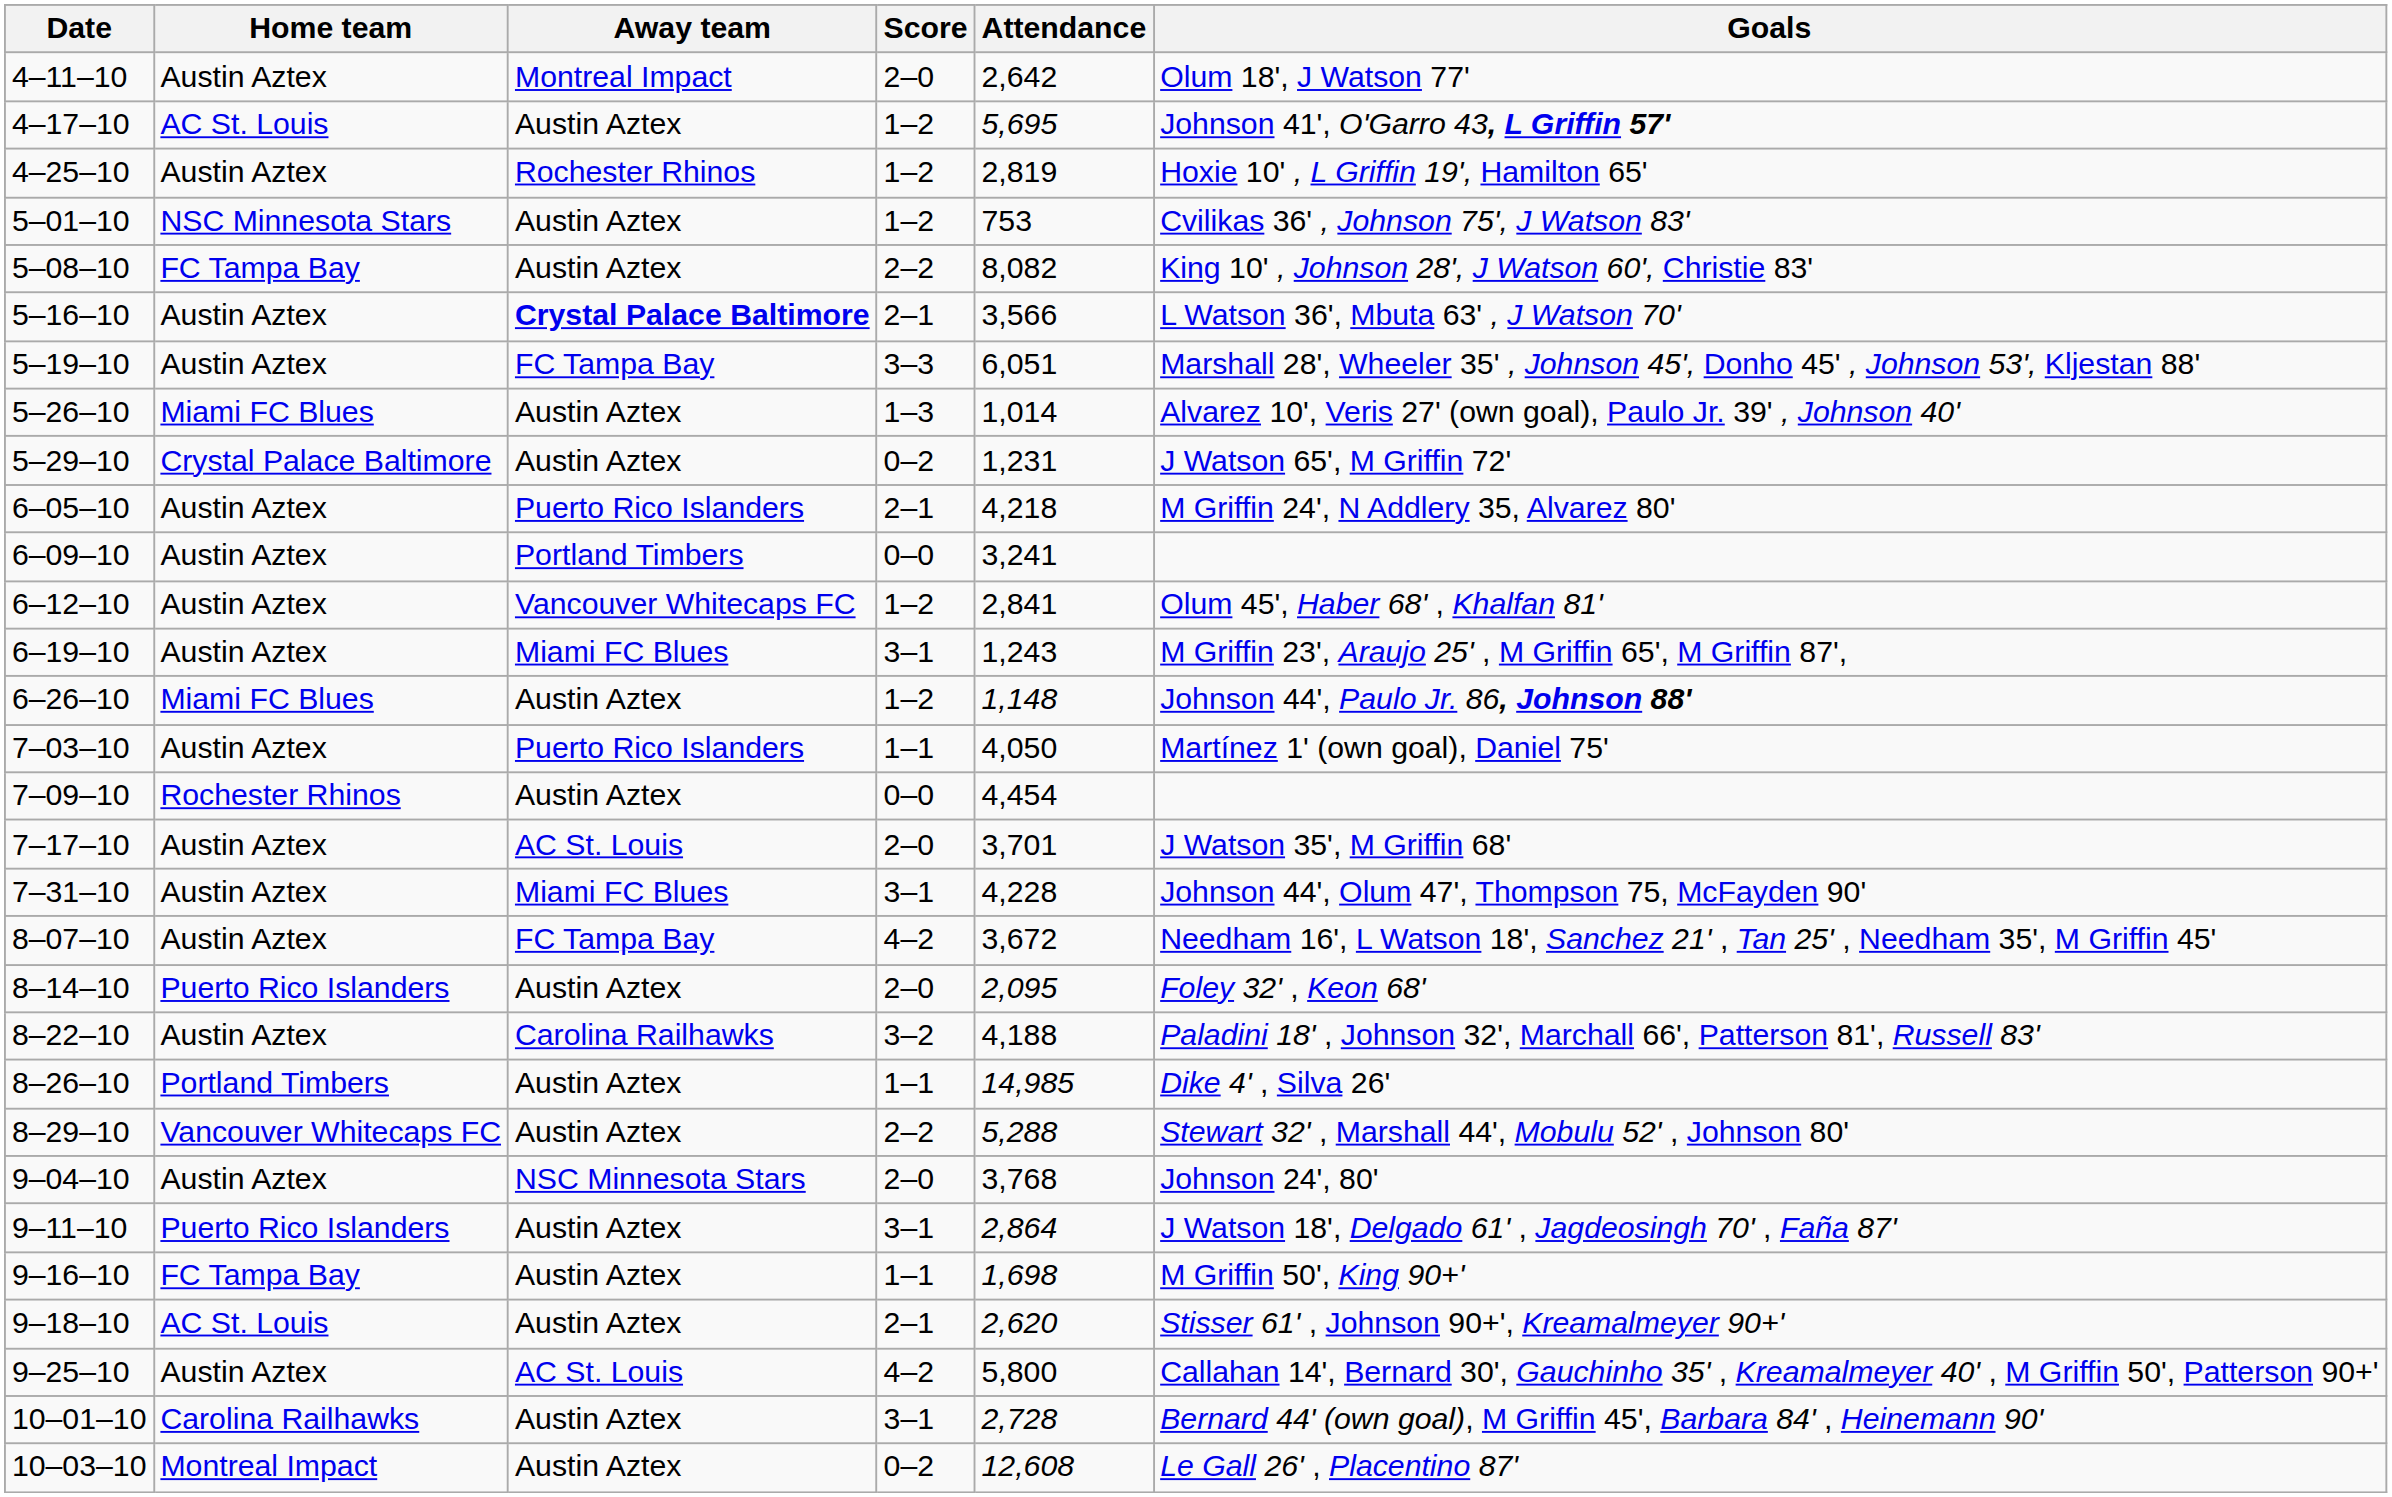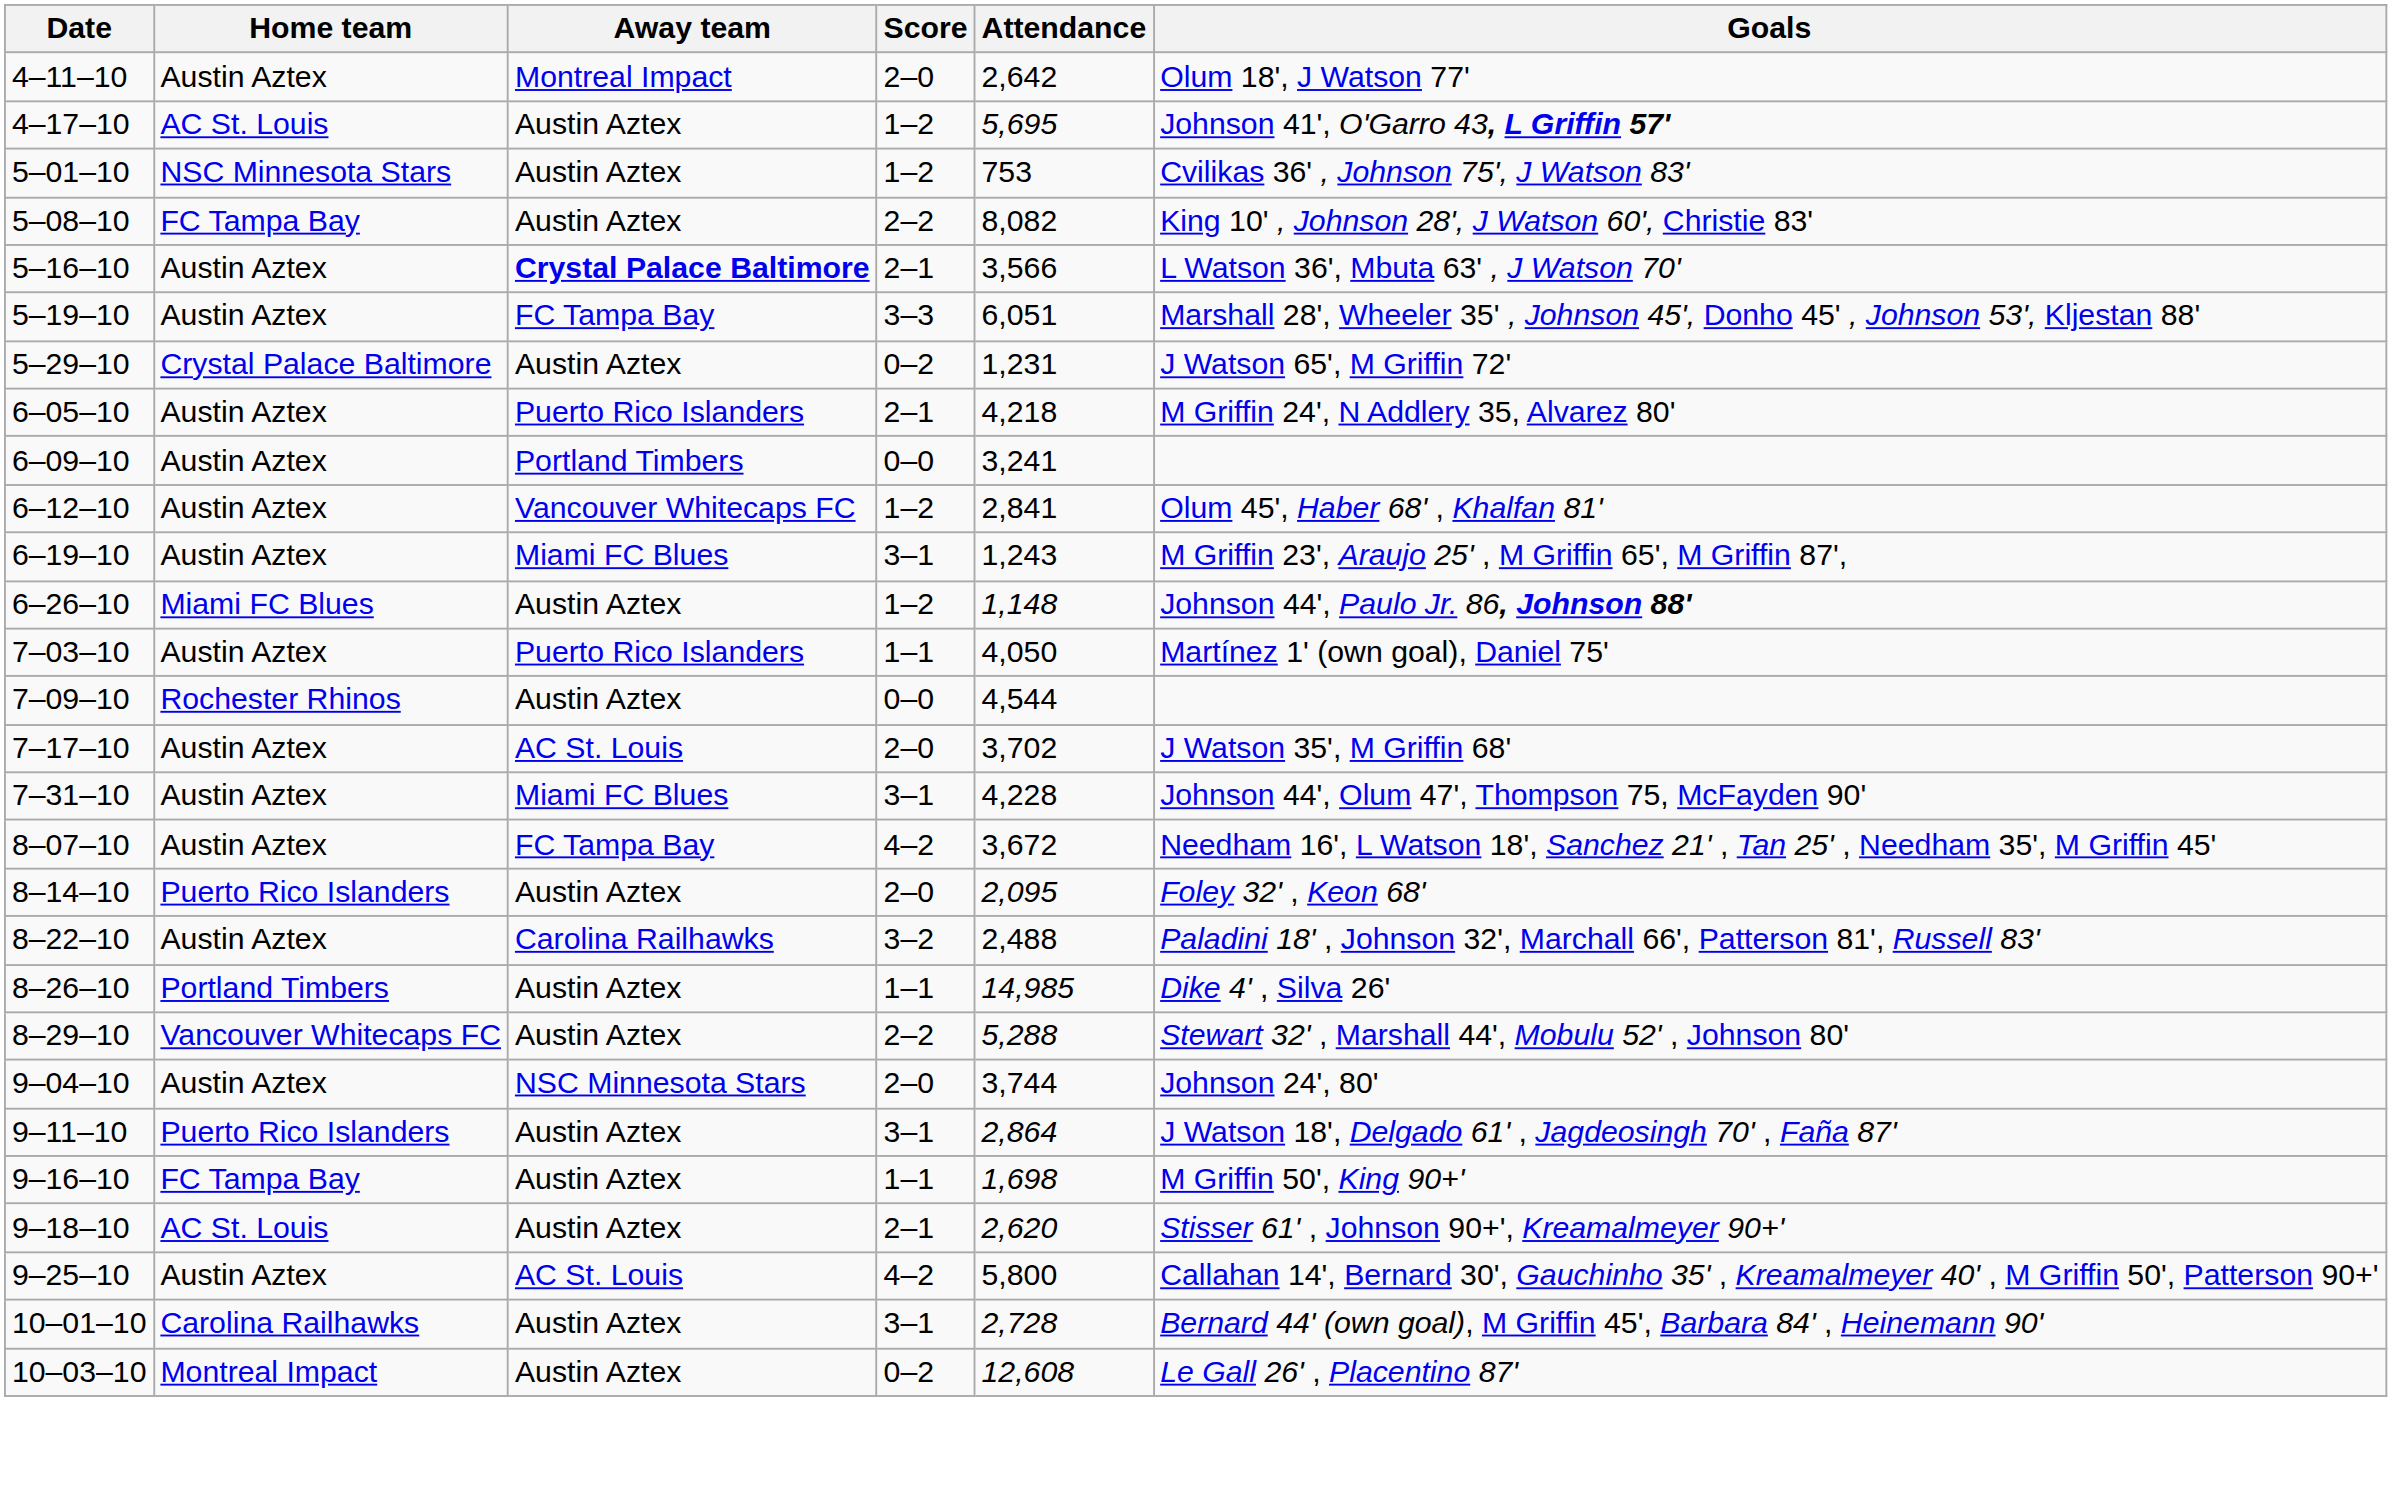- row: (71, 172)
- row: (71, 412)
(1019, 795) 4,454 -> (1019, 699) 4,544
(1019, 843) 3,701 -> (1019, 747) 3,702
(1019, 1035) 4,188 -> (1019, 939) 2,488
(1019, 1179) 3,768 -> (1019, 1083) 3,744
